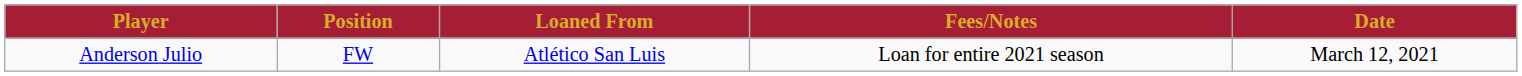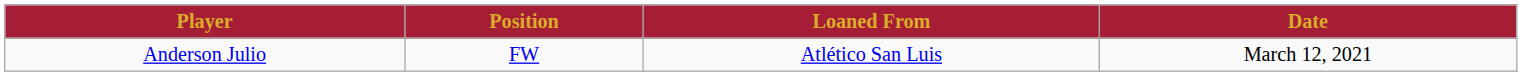- column: (991, 21)
